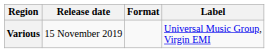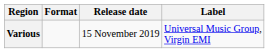columns swapped: (83, 12) <-> (143, 12)
